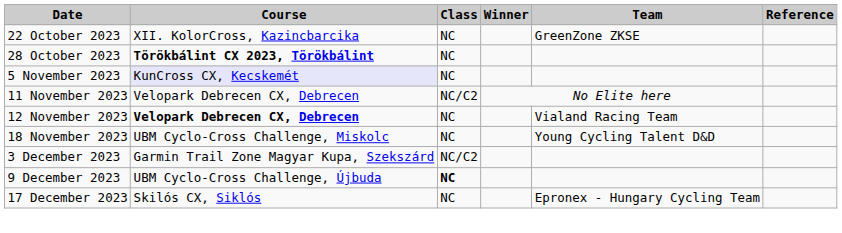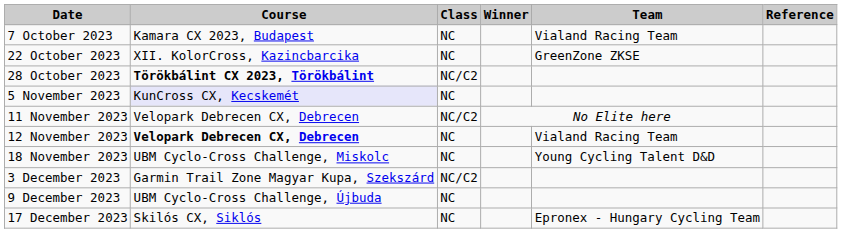+ row: (60, 35)
(448, 55) NC -> (459, 76) NC/C2
(448, 177) bold -> (448, 198) normal
